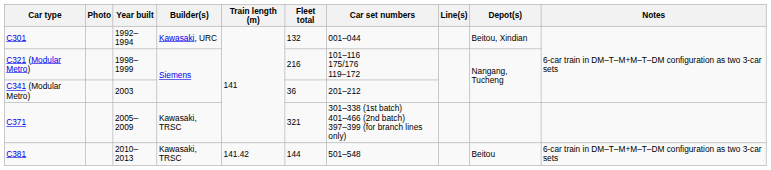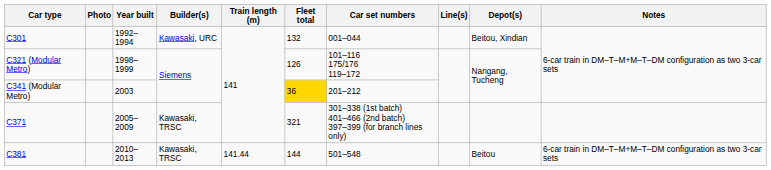(294, 64) 216 -> (294, 64) 126
(291, 91) no background -> (291, 91) gold background
(236, 154) 141.42 -> (236, 154) 141.44
